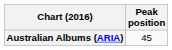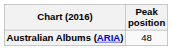(147, 38) 45 -> (147, 38) 48
